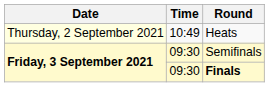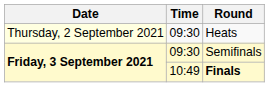(185, 33) 10:49 -> (185, 33) 09:30
(185, 71) 09:30 -> (185, 71) 10:49
